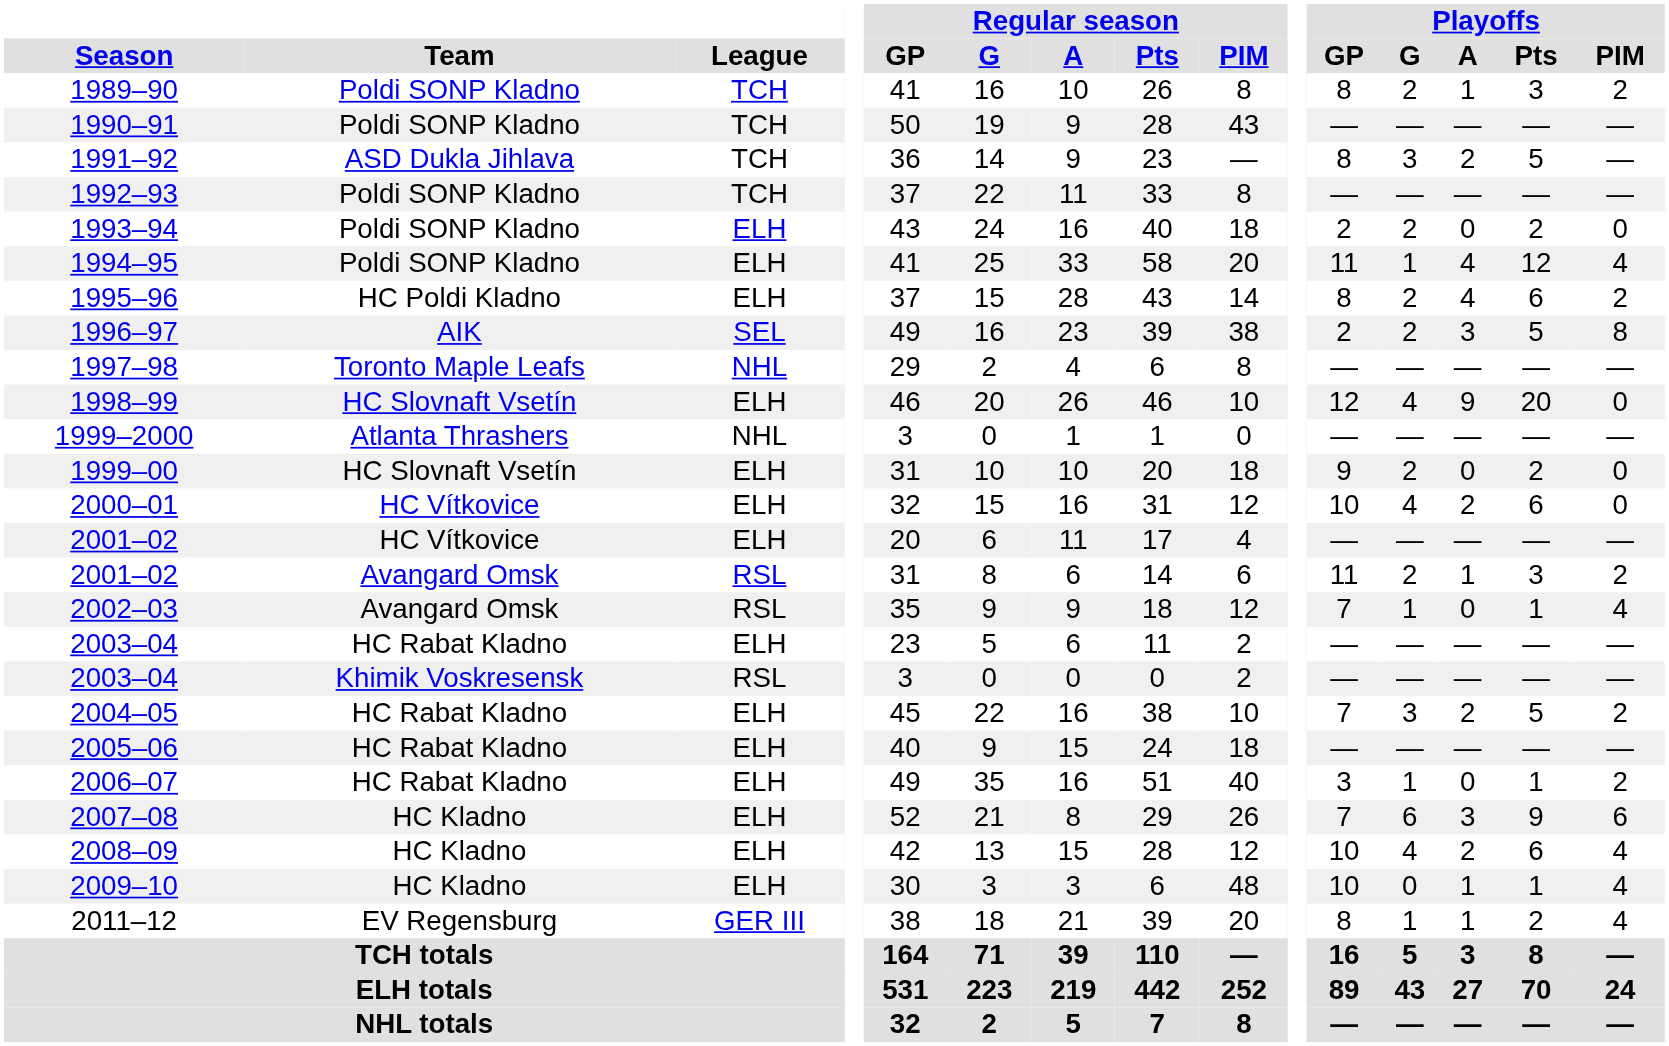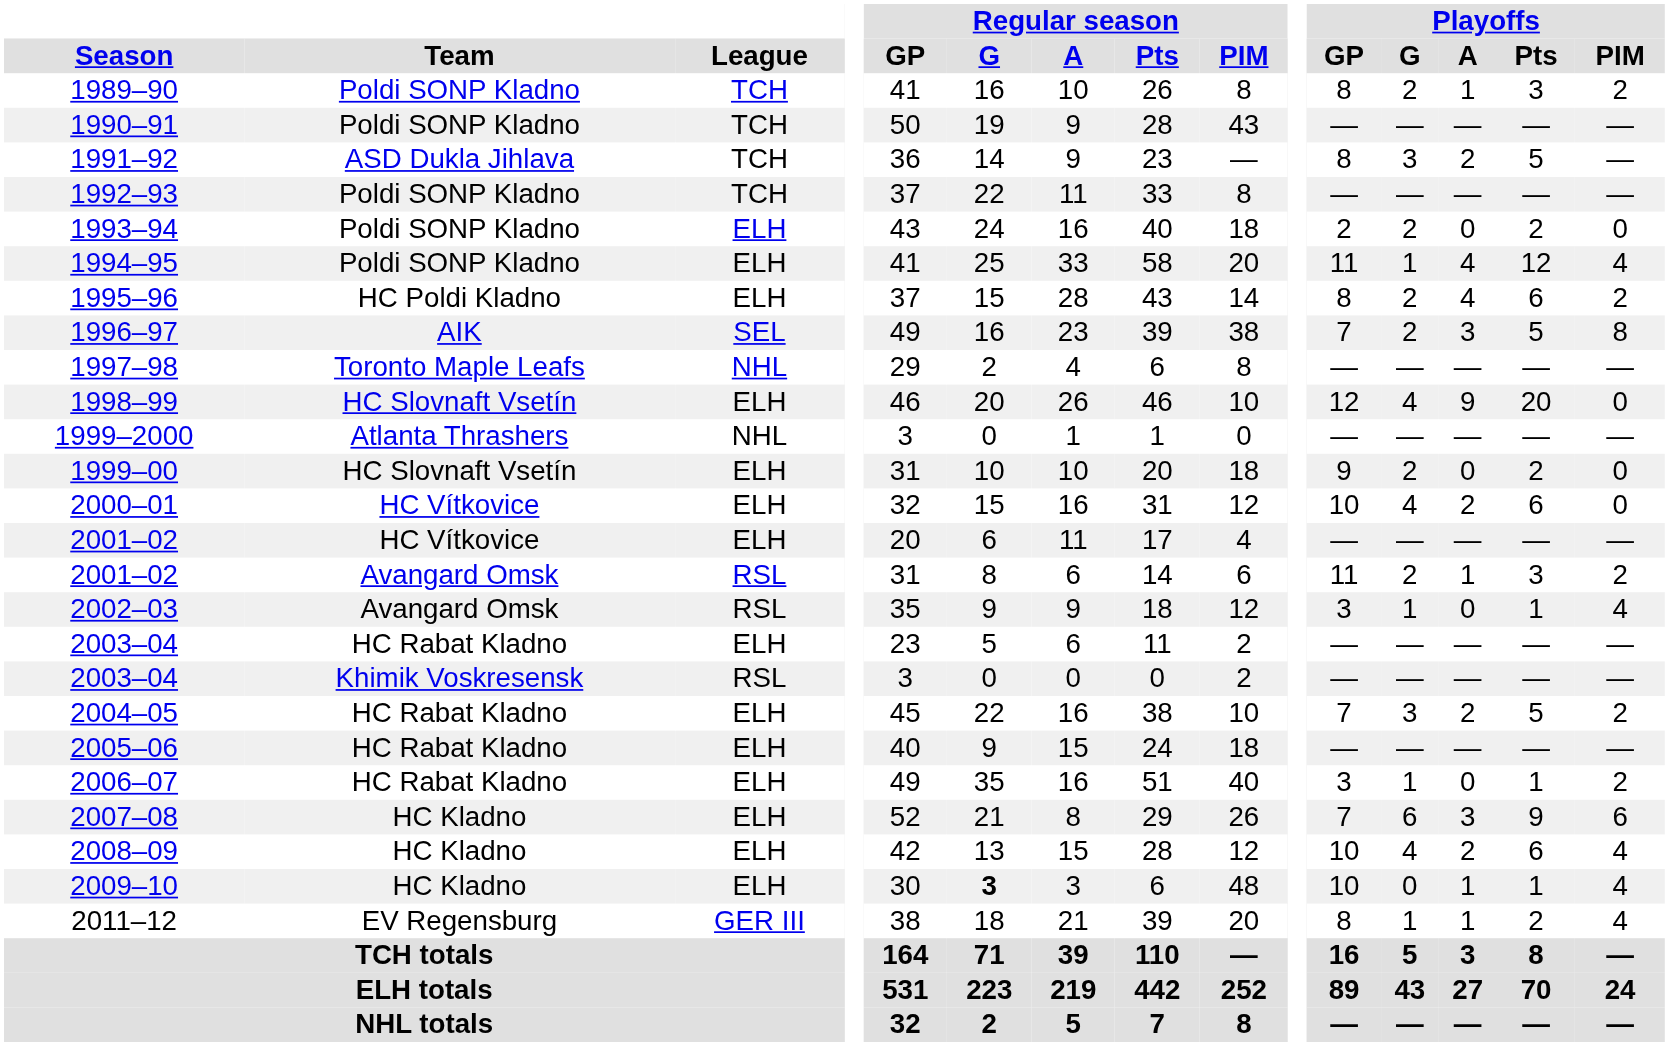(1344, 332) 2 -> (1344, 332) 7
(1344, 609) 7 -> (1344, 609) 3
(989, 885) normal -> (989, 885) bold
